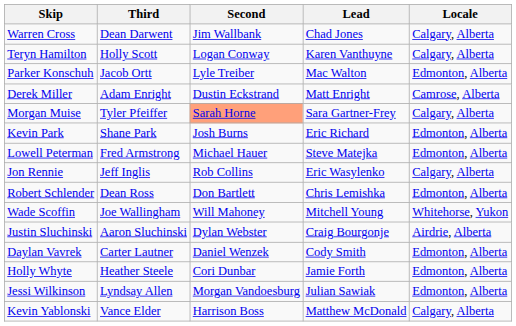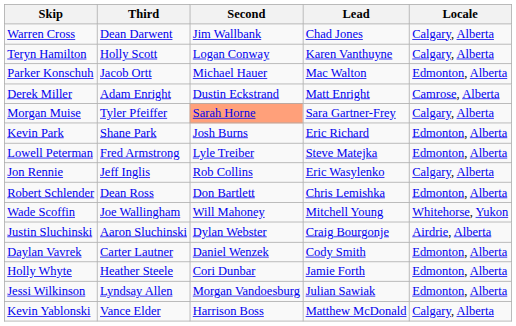(223, 73) Lyle Treiber -> (230, 73) Michael Hauer
(230, 152) Michael Hauer -> (223, 152) Lyle Treiber
